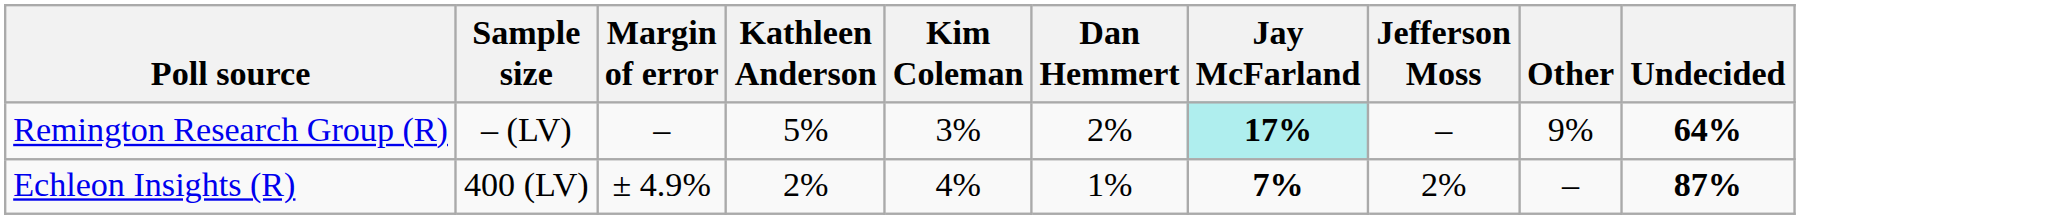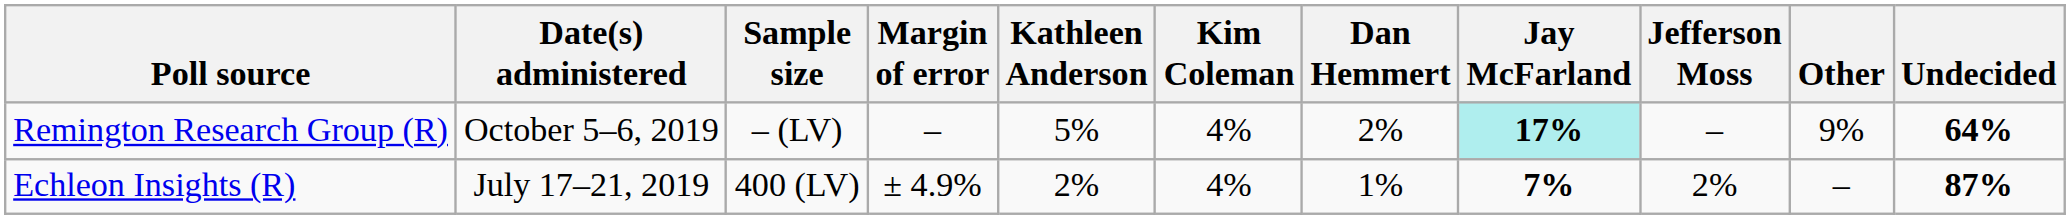+ column: (591, 53)
(958, 129) 3% -> (1229, 129) 4%
